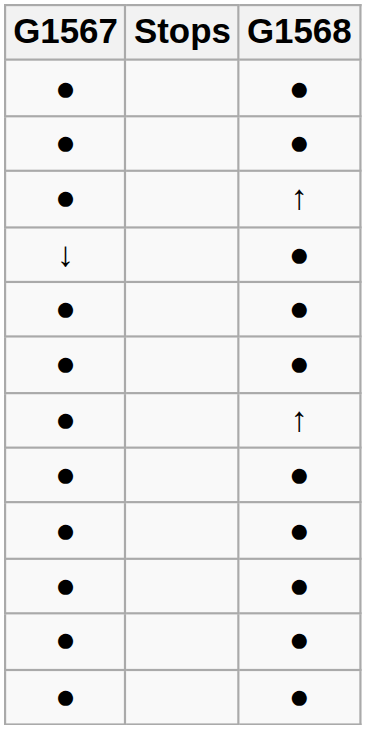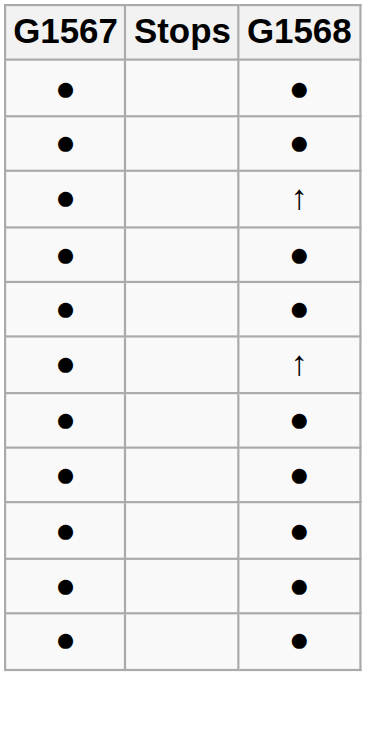- row: (65, 253)
